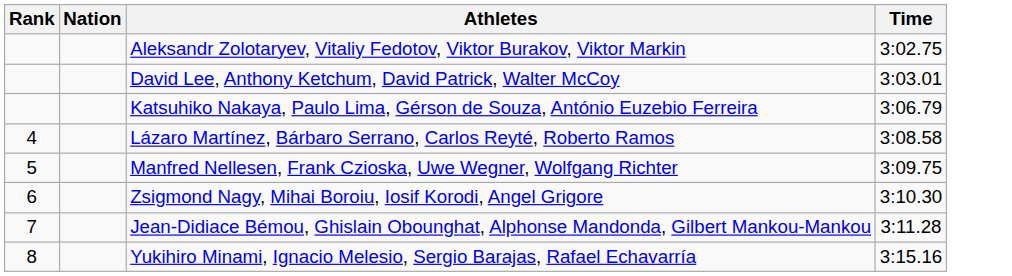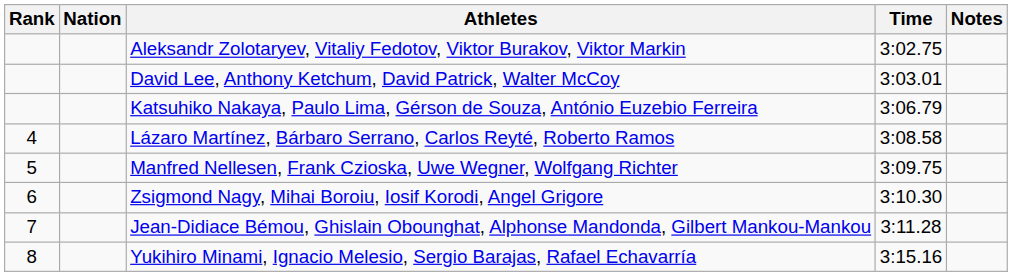+ column: (977, 19)
